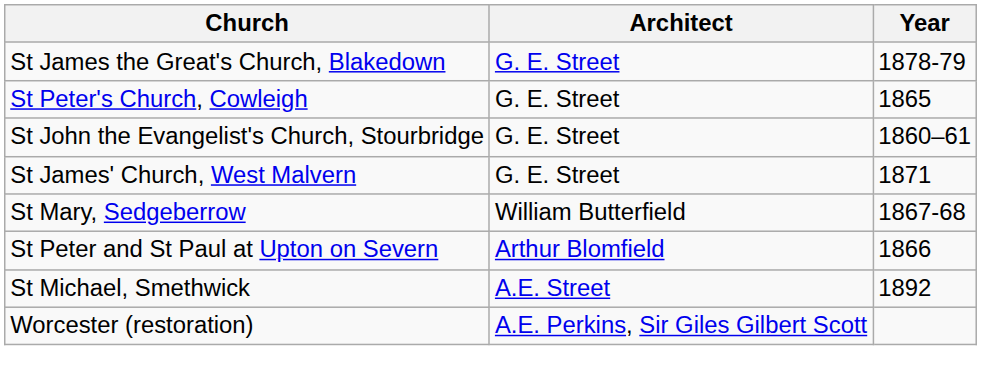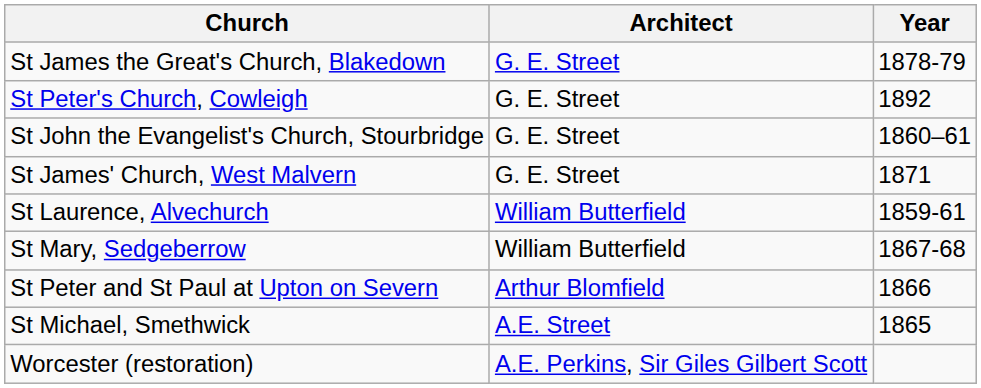(905, 99) 1865 -> (905, 99) 1892
+ row: (139, 212)
(905, 288) 1892 -> (905, 325) 1865
